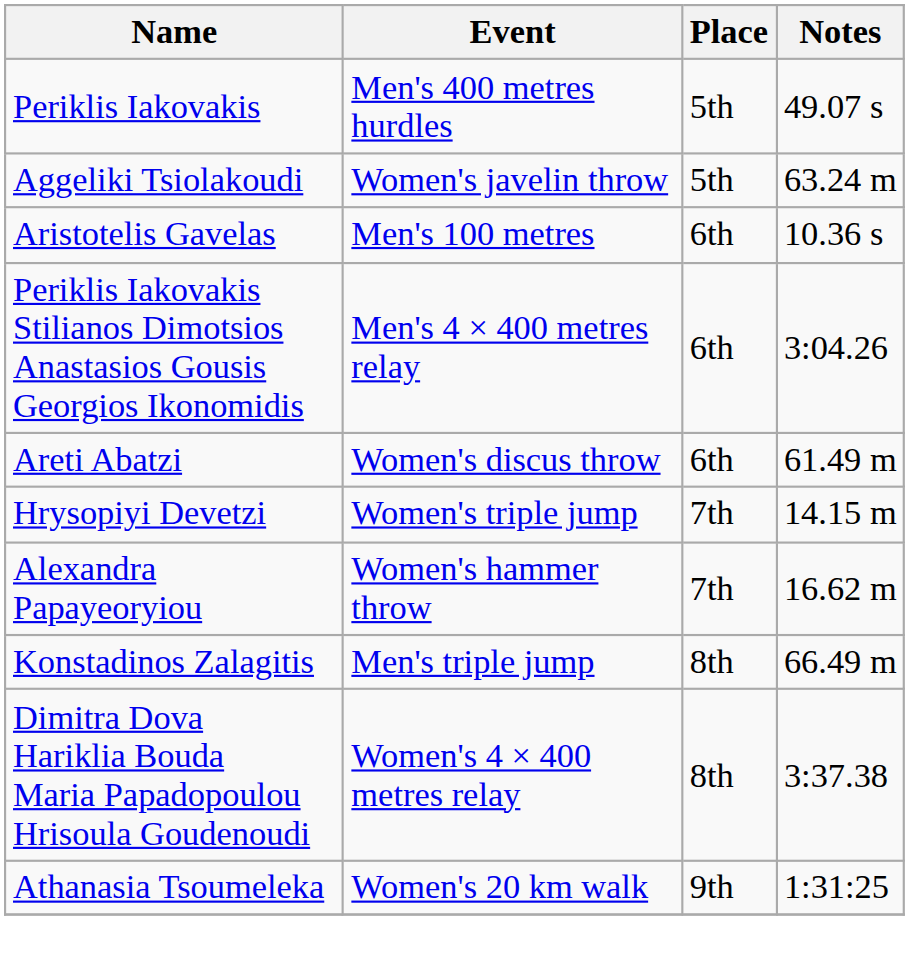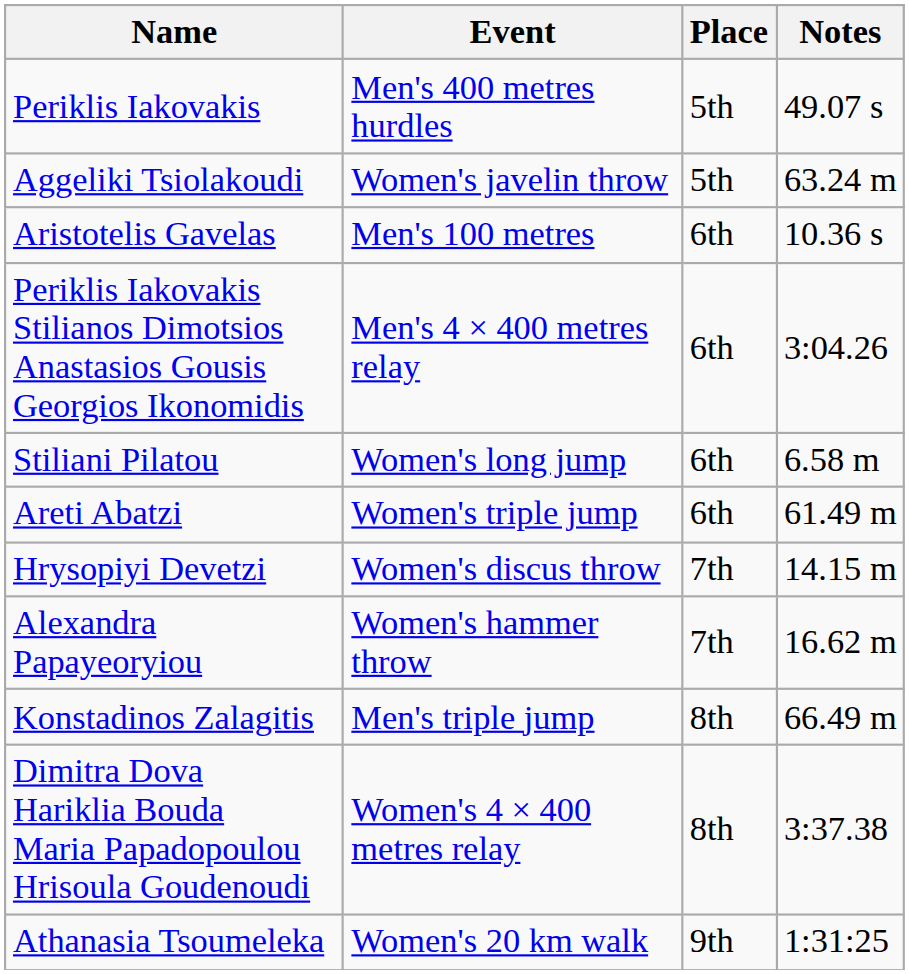+ row: (116, 459)
(506, 459) Women's discus throw -> (494, 513) Women's triple jump
(494, 513) Women's triple jump -> (506, 568) Women's discus throw
